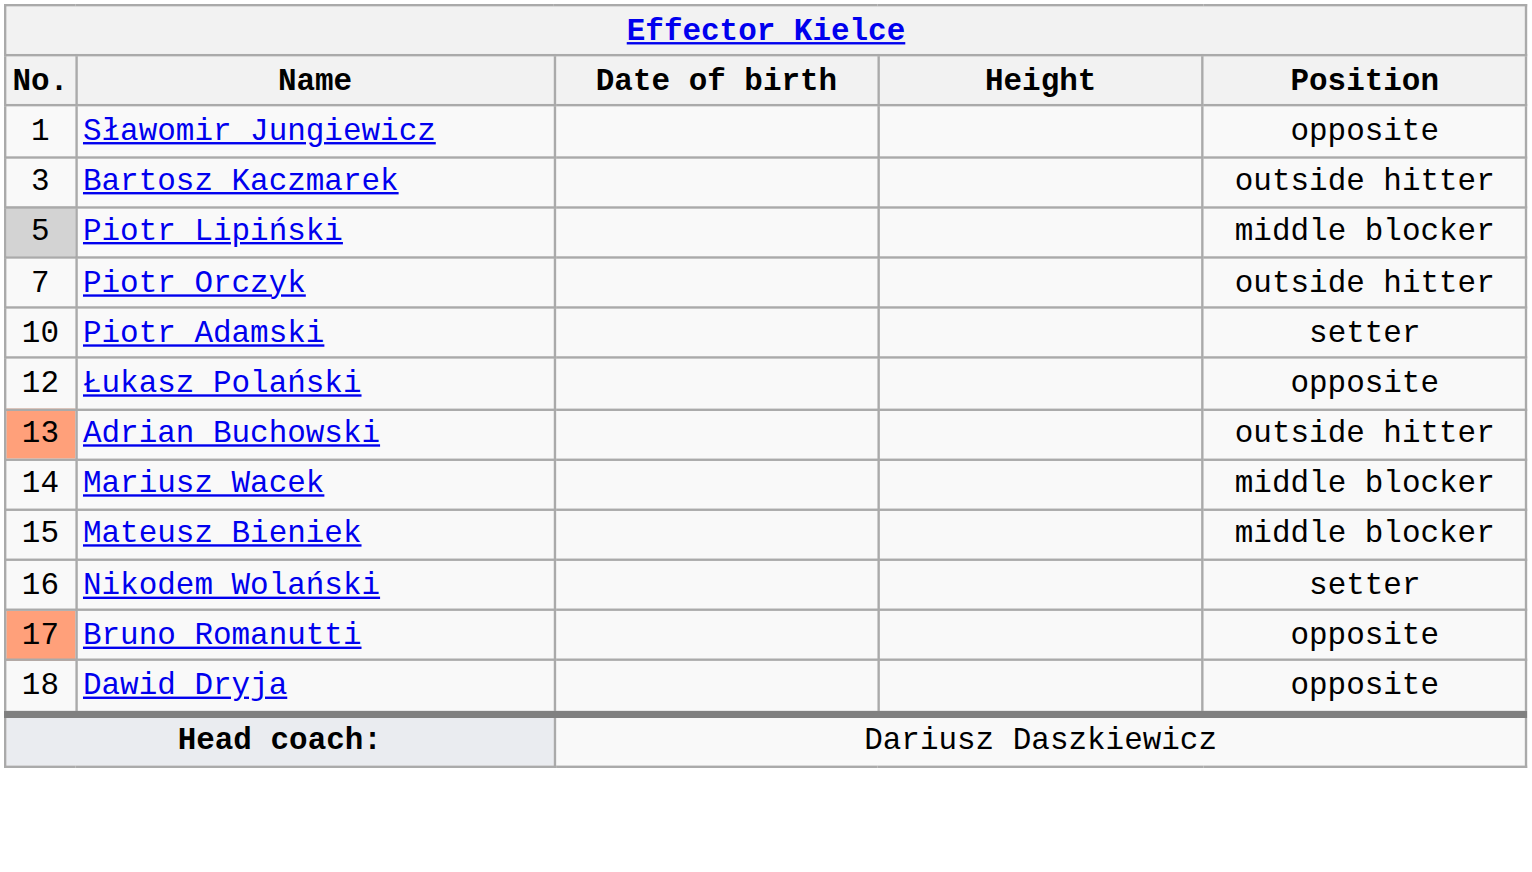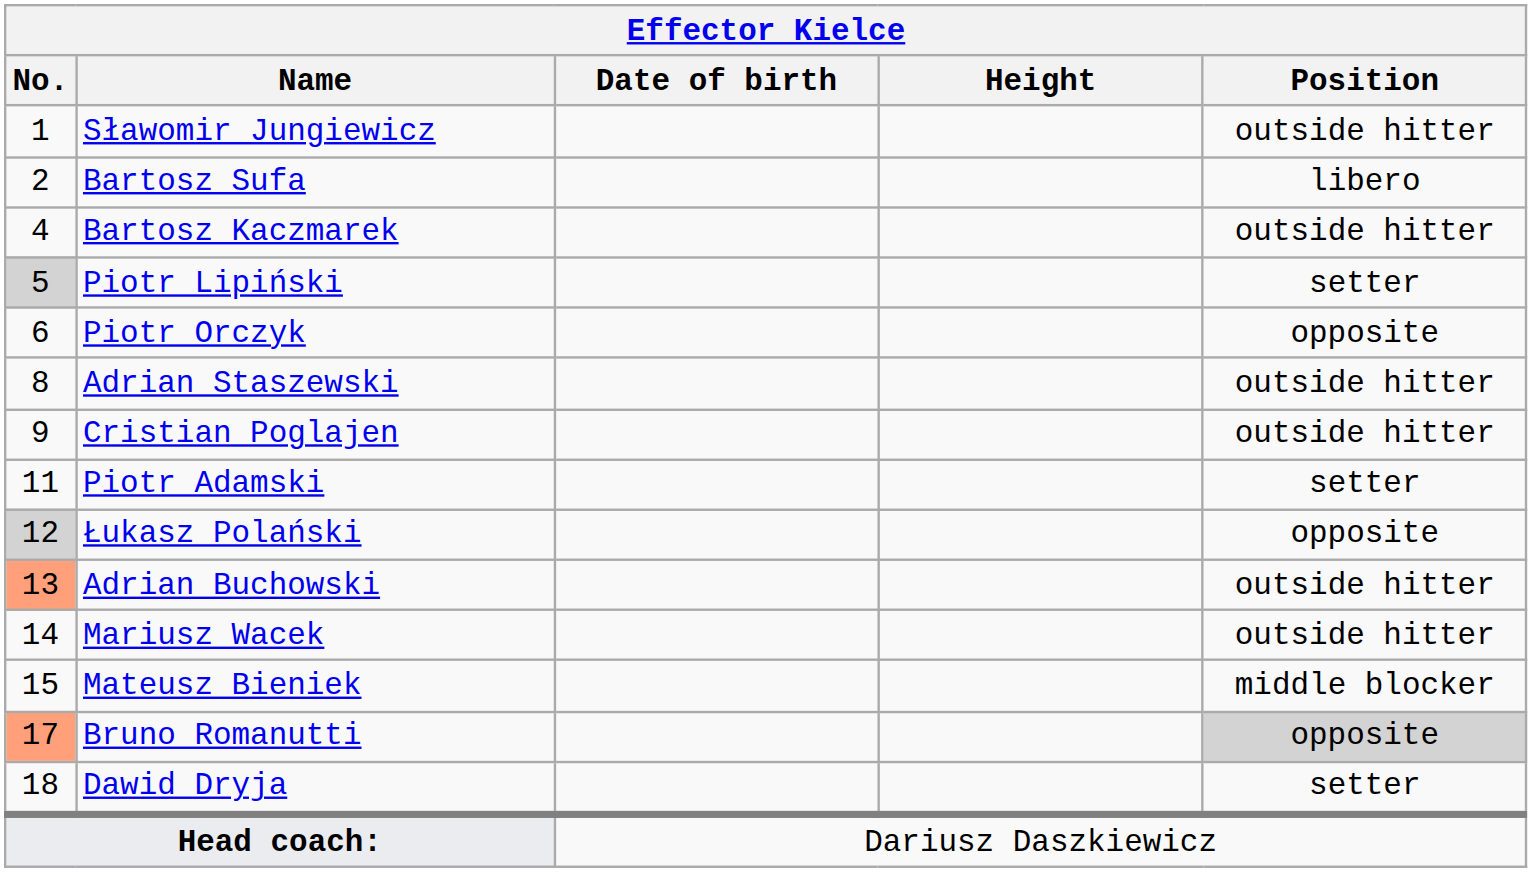(1365, 131) opposite -> (1365, 131) outside hitter
+ row: (194, 182)
(40, 182) 3 -> (40, 232) 4
(1365, 232) middle blocker -> (1365, 283) setter
(40, 283) 7 -> (40, 333) 6
(1365, 283) outside hitter -> (1365, 333) opposite
+ row: (241, 383)
+ row: (241, 434)
(40, 333) 10 -> (40, 484) 11
(40, 383) no background -> (40, 535) lightgrey background
(1365, 484) middle blocker -> (1365, 636) outside hitter
- row: (232, 585)
(1365, 636) no background -> (1365, 736) lightgrey background
(1365, 686) opposite -> (1365, 787) setter
